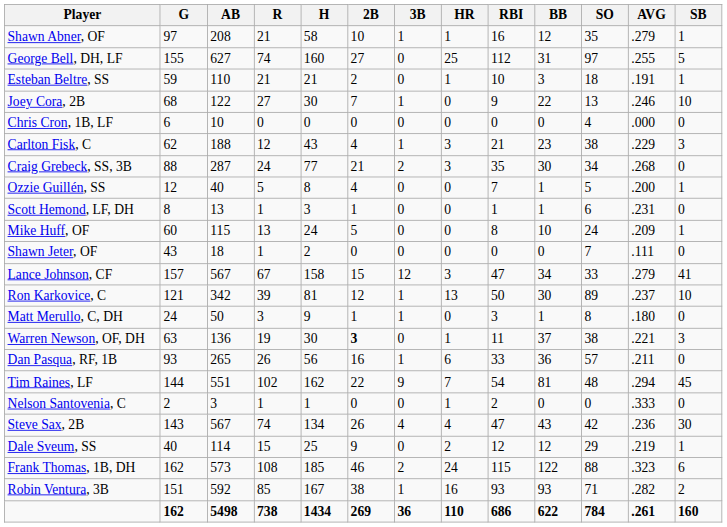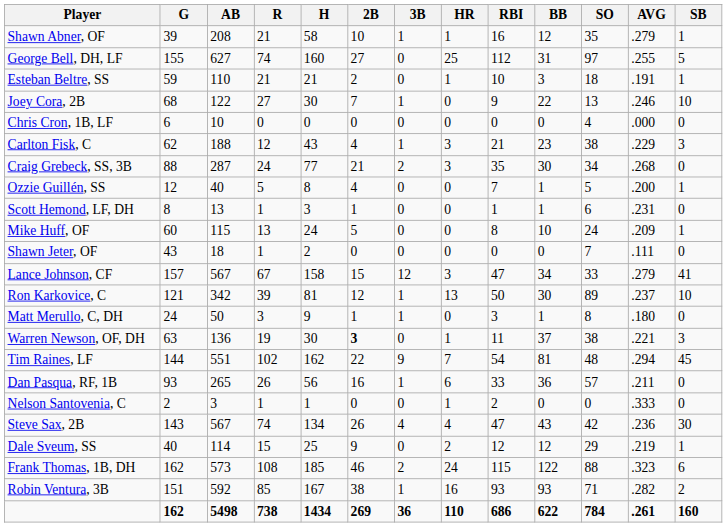(170, 36) 97 -> (170, 36) 39
rows swapped: (62, 360) <-> (50, 381)
